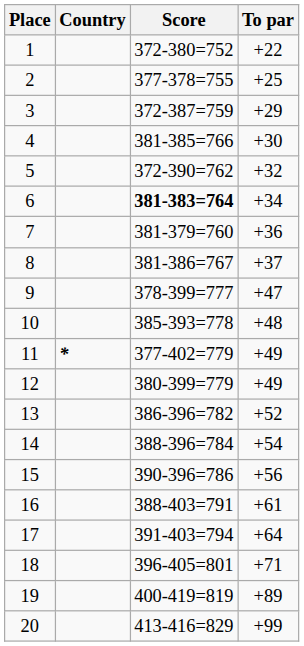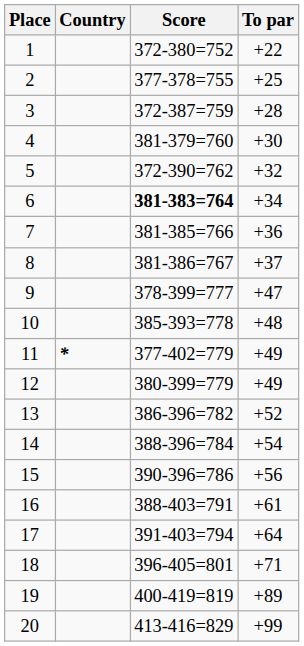(268, 110) +29 -> (268, 110) +28
(184, 141) 381-385=766 -> (184, 141) 381-379=760
(184, 232) 381-379=760 -> (184, 232) 381-385=766
